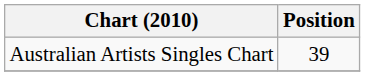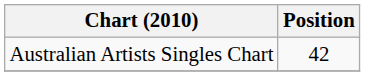(319, 53) 39 -> (319, 53) 42
